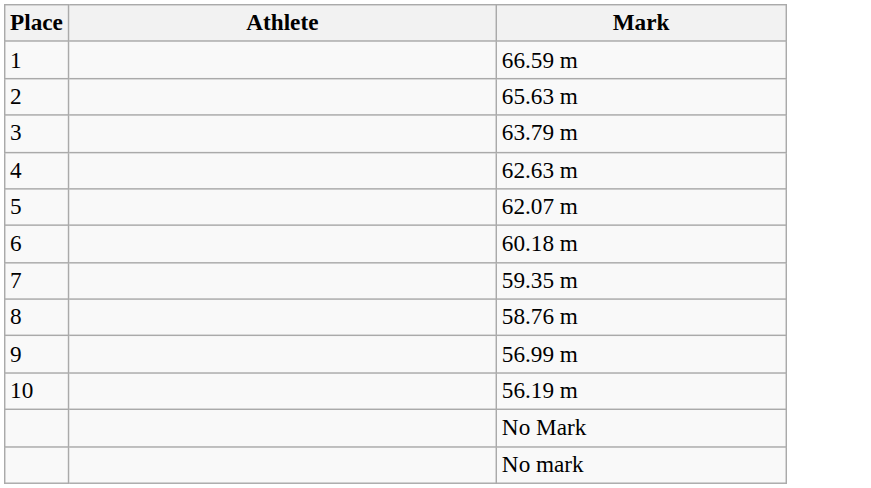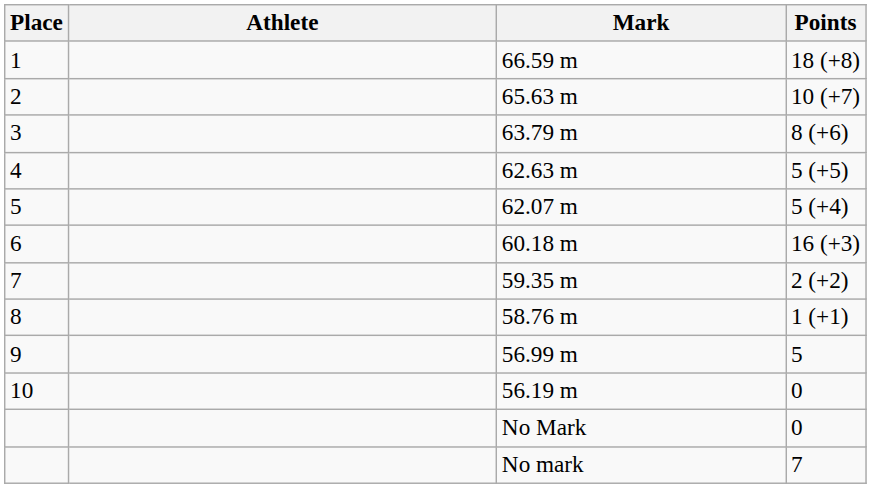+ column: (826, 22)
